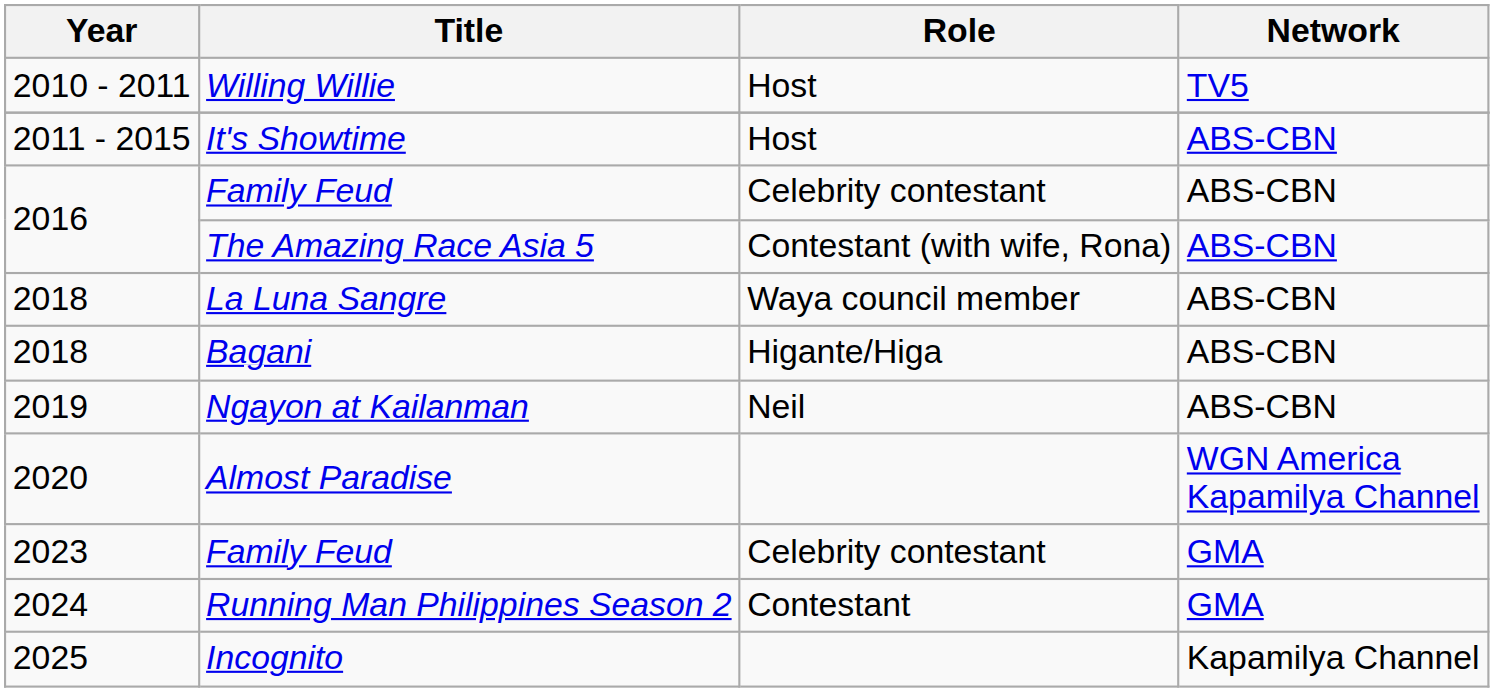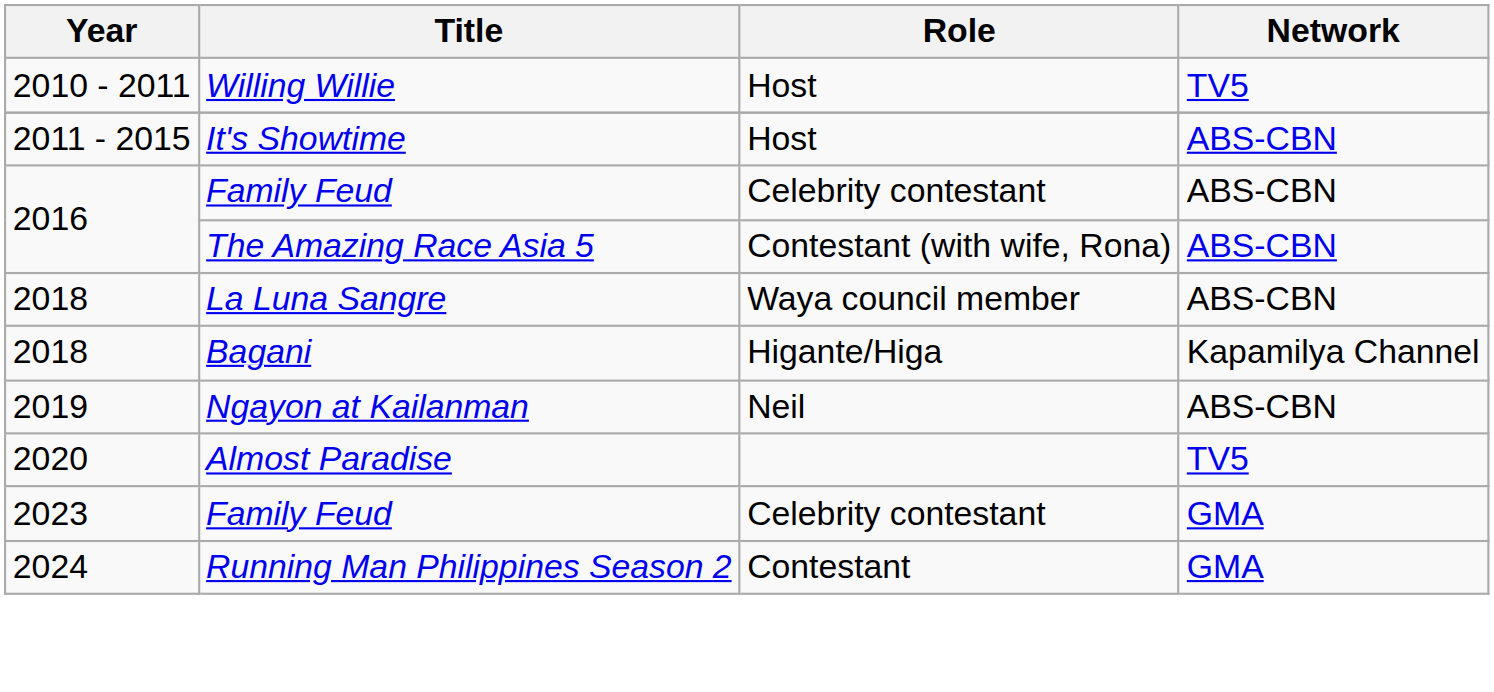(1262, 352) ABS-CBN -> (1333, 352) Kapamilya Channel
(1333, 478) WGN America Kapamilya Channel -> (1218, 459) TV5
- row: (50, 658)
